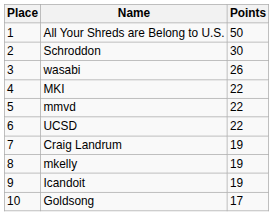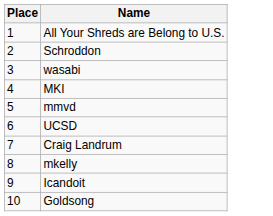- column: (248, 13)
